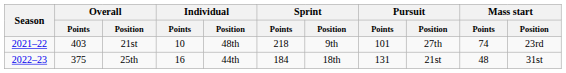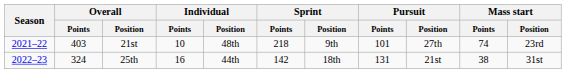(78, 60) 375 -> (78, 60) 324
(281, 60) 184 -> (281, 60) 142
(484, 60) 48 -> (484, 60) 38
